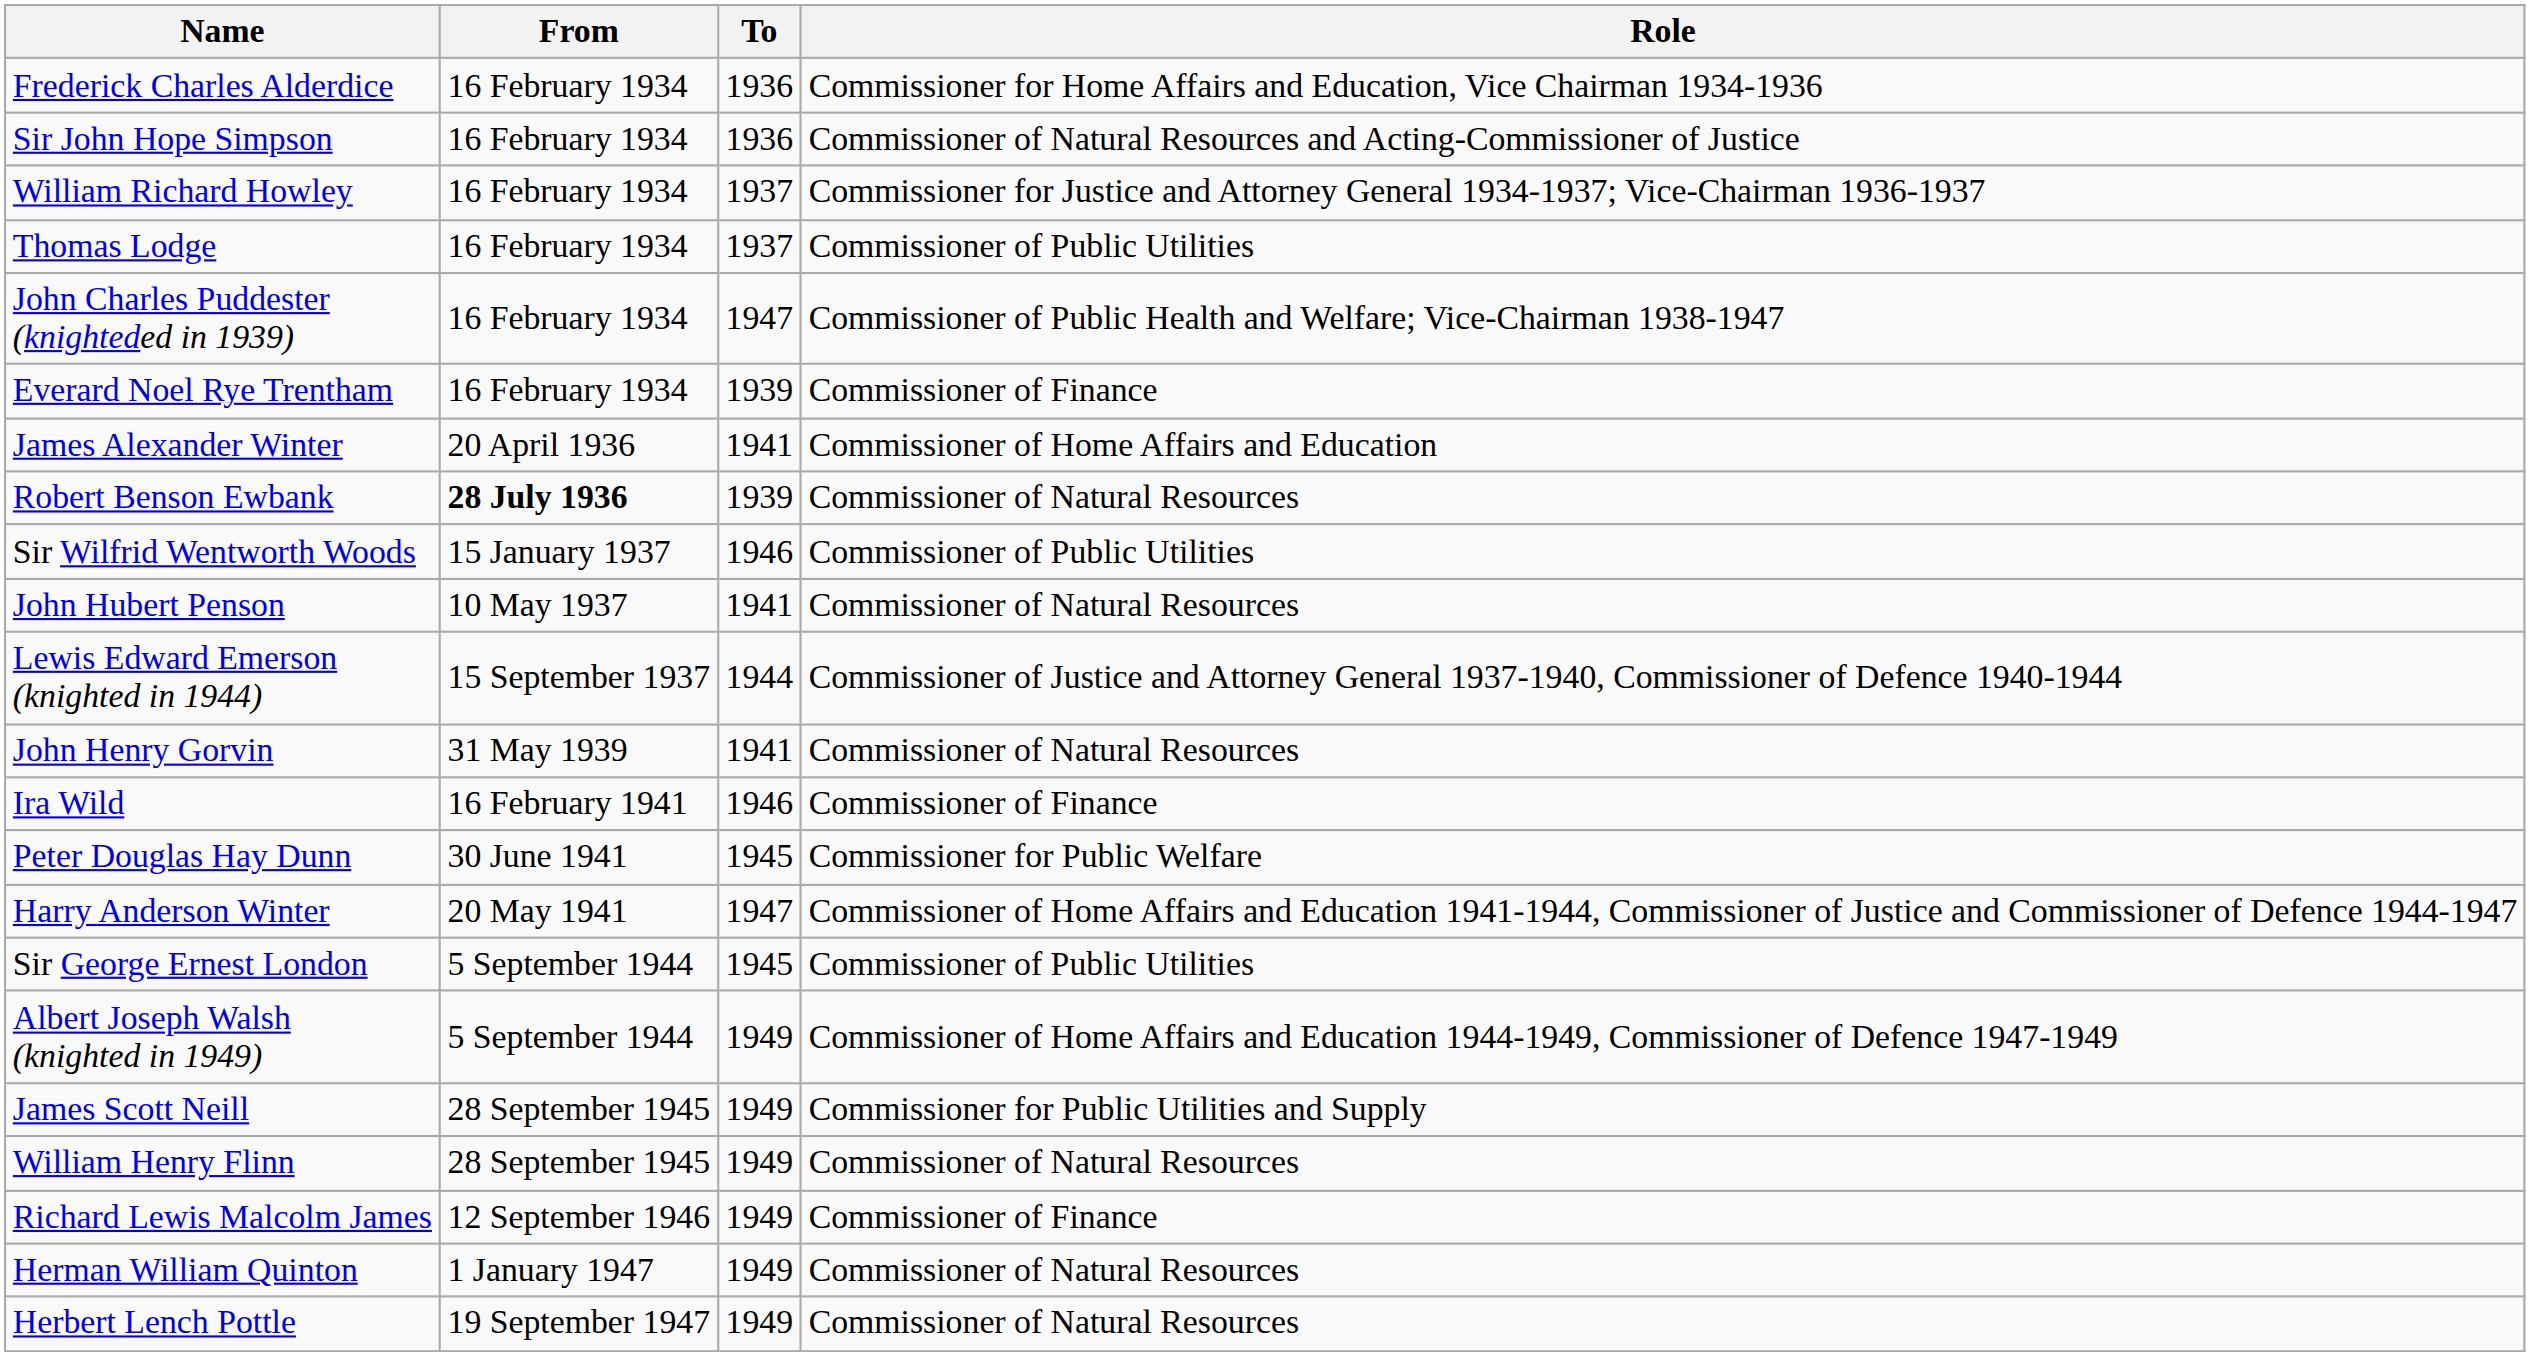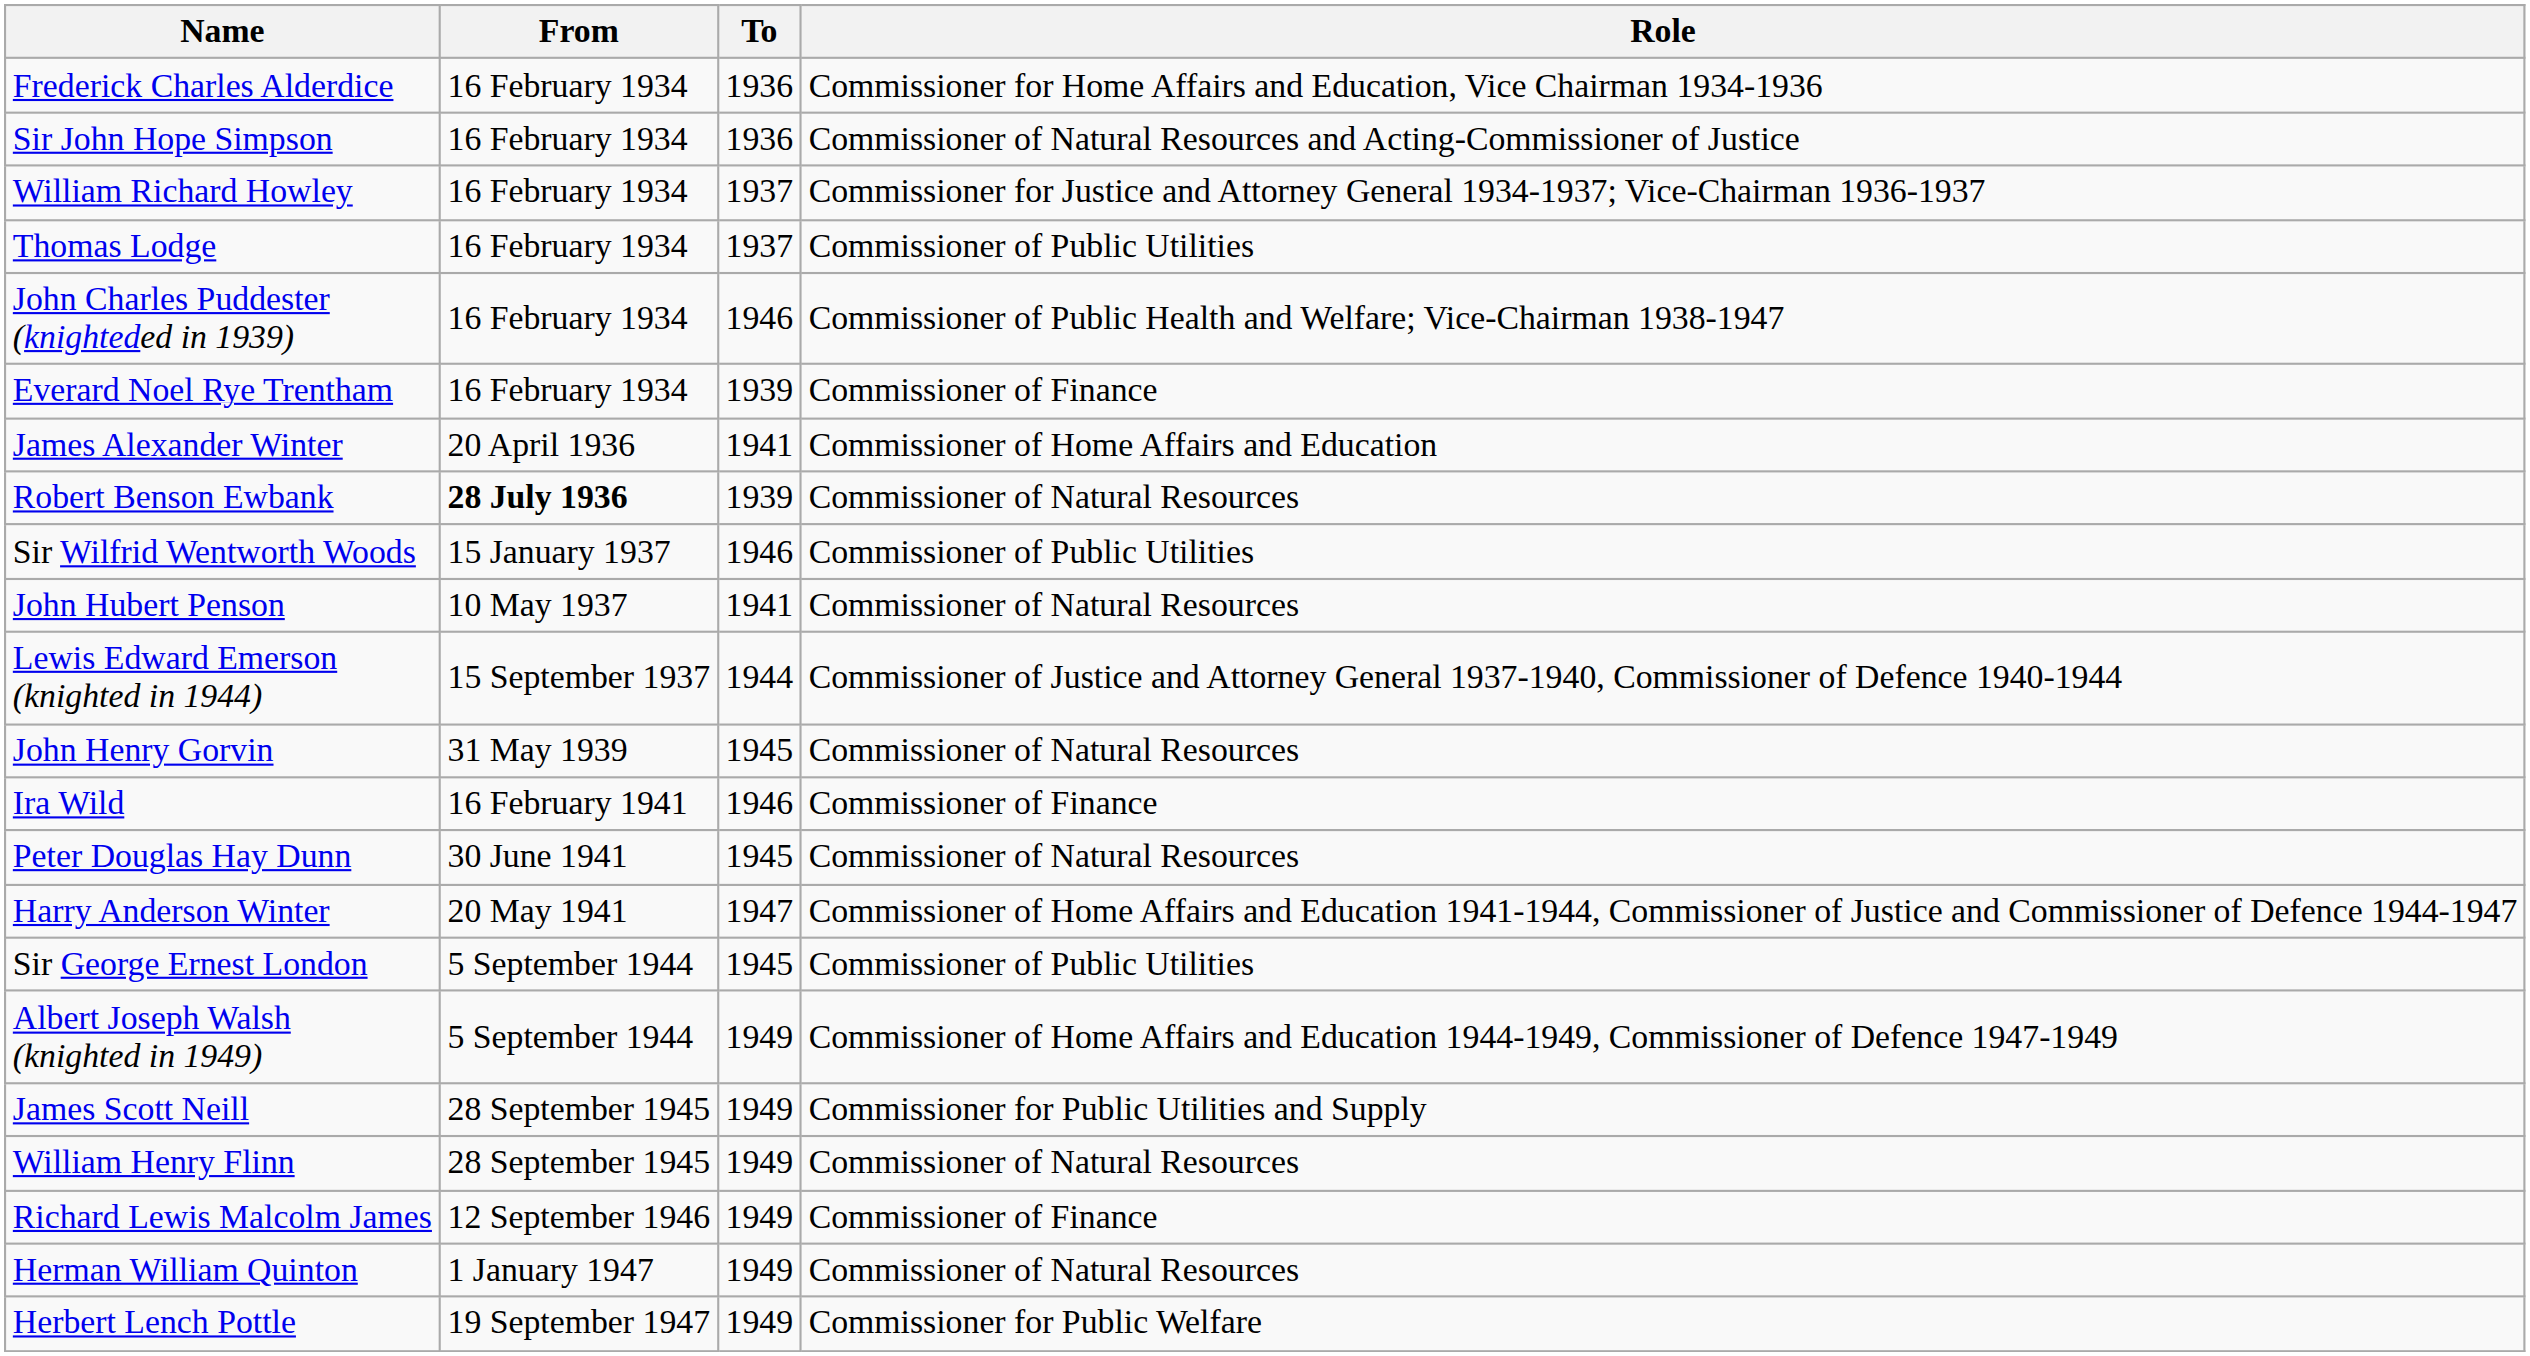(759, 317) 1947 -> (759, 317) 1946
(759, 749) 1941 -> (759, 749) 1945
(1035, 856) Commissioner for Public Welfare -> (1054, 856) Commissioner of Natural Resources
(1054, 1323) Commissioner of Natural Resources -> (1035, 1323) Commissioner for Public Welfare
